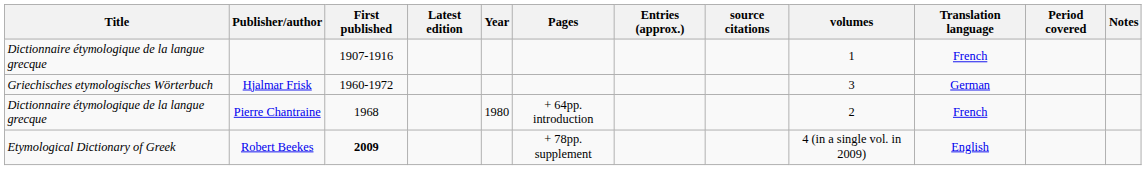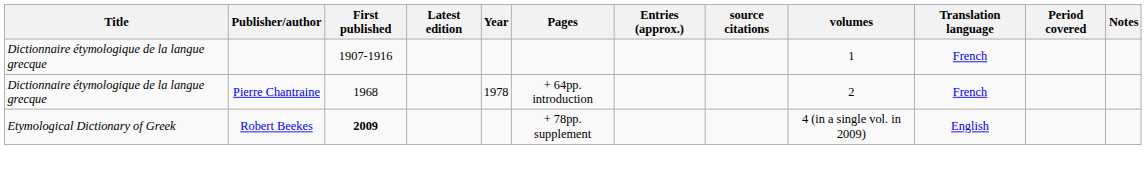- row: (277, 84)
(497, 111) 1980 -> (496, 91) 1978
